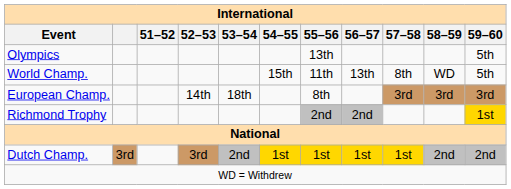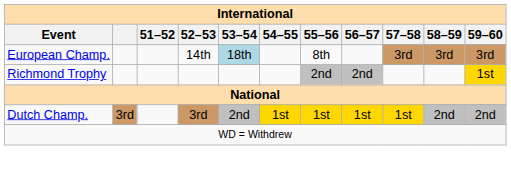- row: (33, 54)
- row: (48, 74)
(239, 94) no background -> (239, 54) lightblue background
